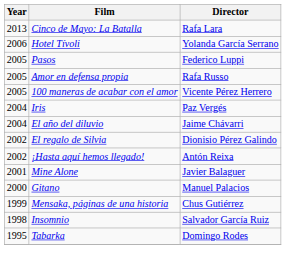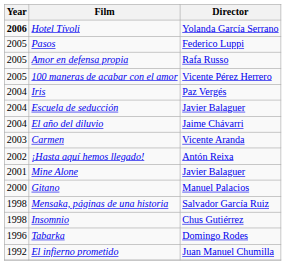- row: (87, 28)
(17, 44) normal -> (17, 28) bold
+ row: (75, 108)
+ row: (48, 140)
- row: (69, 140)
(17, 204) 1999 -> (17, 204) 1998
(213, 204) Chus Gutiérrez -> (226, 204) Salvador García Ruiz
(226, 220) Salvador García Ruiz -> (213, 220) Chus Gutiérrez
(17, 236) 1995 -> (17, 236) 1996
+ row: (75, 252)
